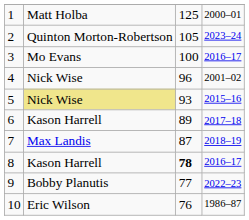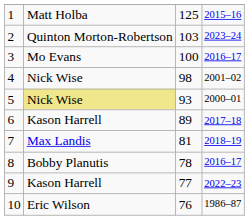(223, 15) 2000–01 -> (223, 15) 2015–16
(189, 36) 105 -> (189, 36) 103
(185, 78) 96 -> (185, 78) 98
(223, 99) 2015–16 -> (223, 99) 2000–01
(185, 141) 87 -> (185, 141) 81
(64, 162) Kason Harrell -> (68, 162) Bobby Planutis
(185, 162) bold -> (185, 162) normal
(68, 183) Bobby Planutis -> (64, 183) Kason Harrell
